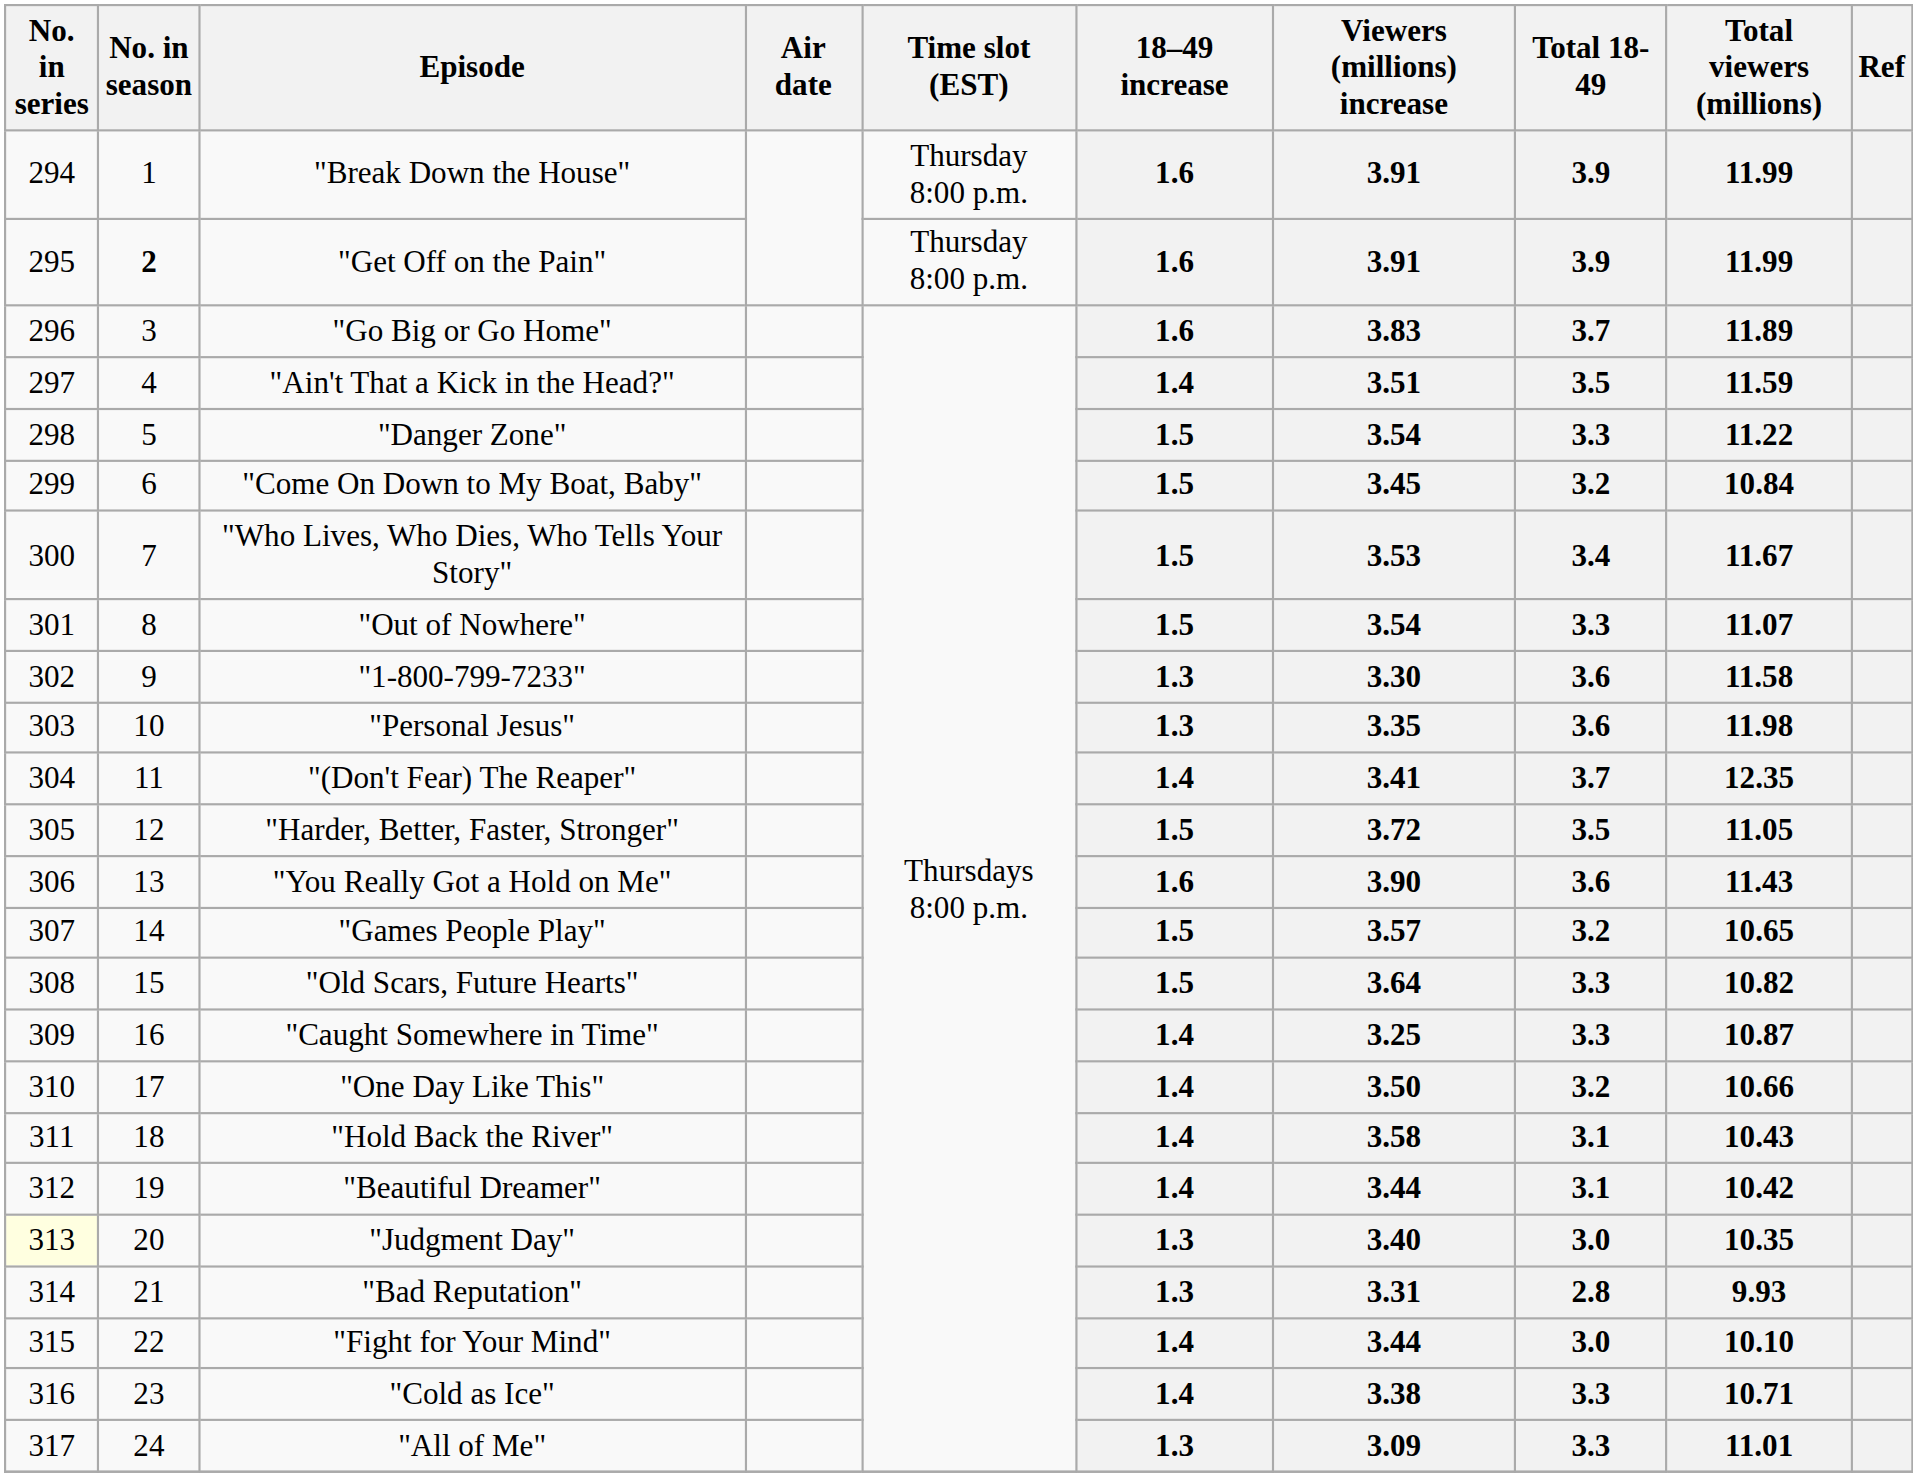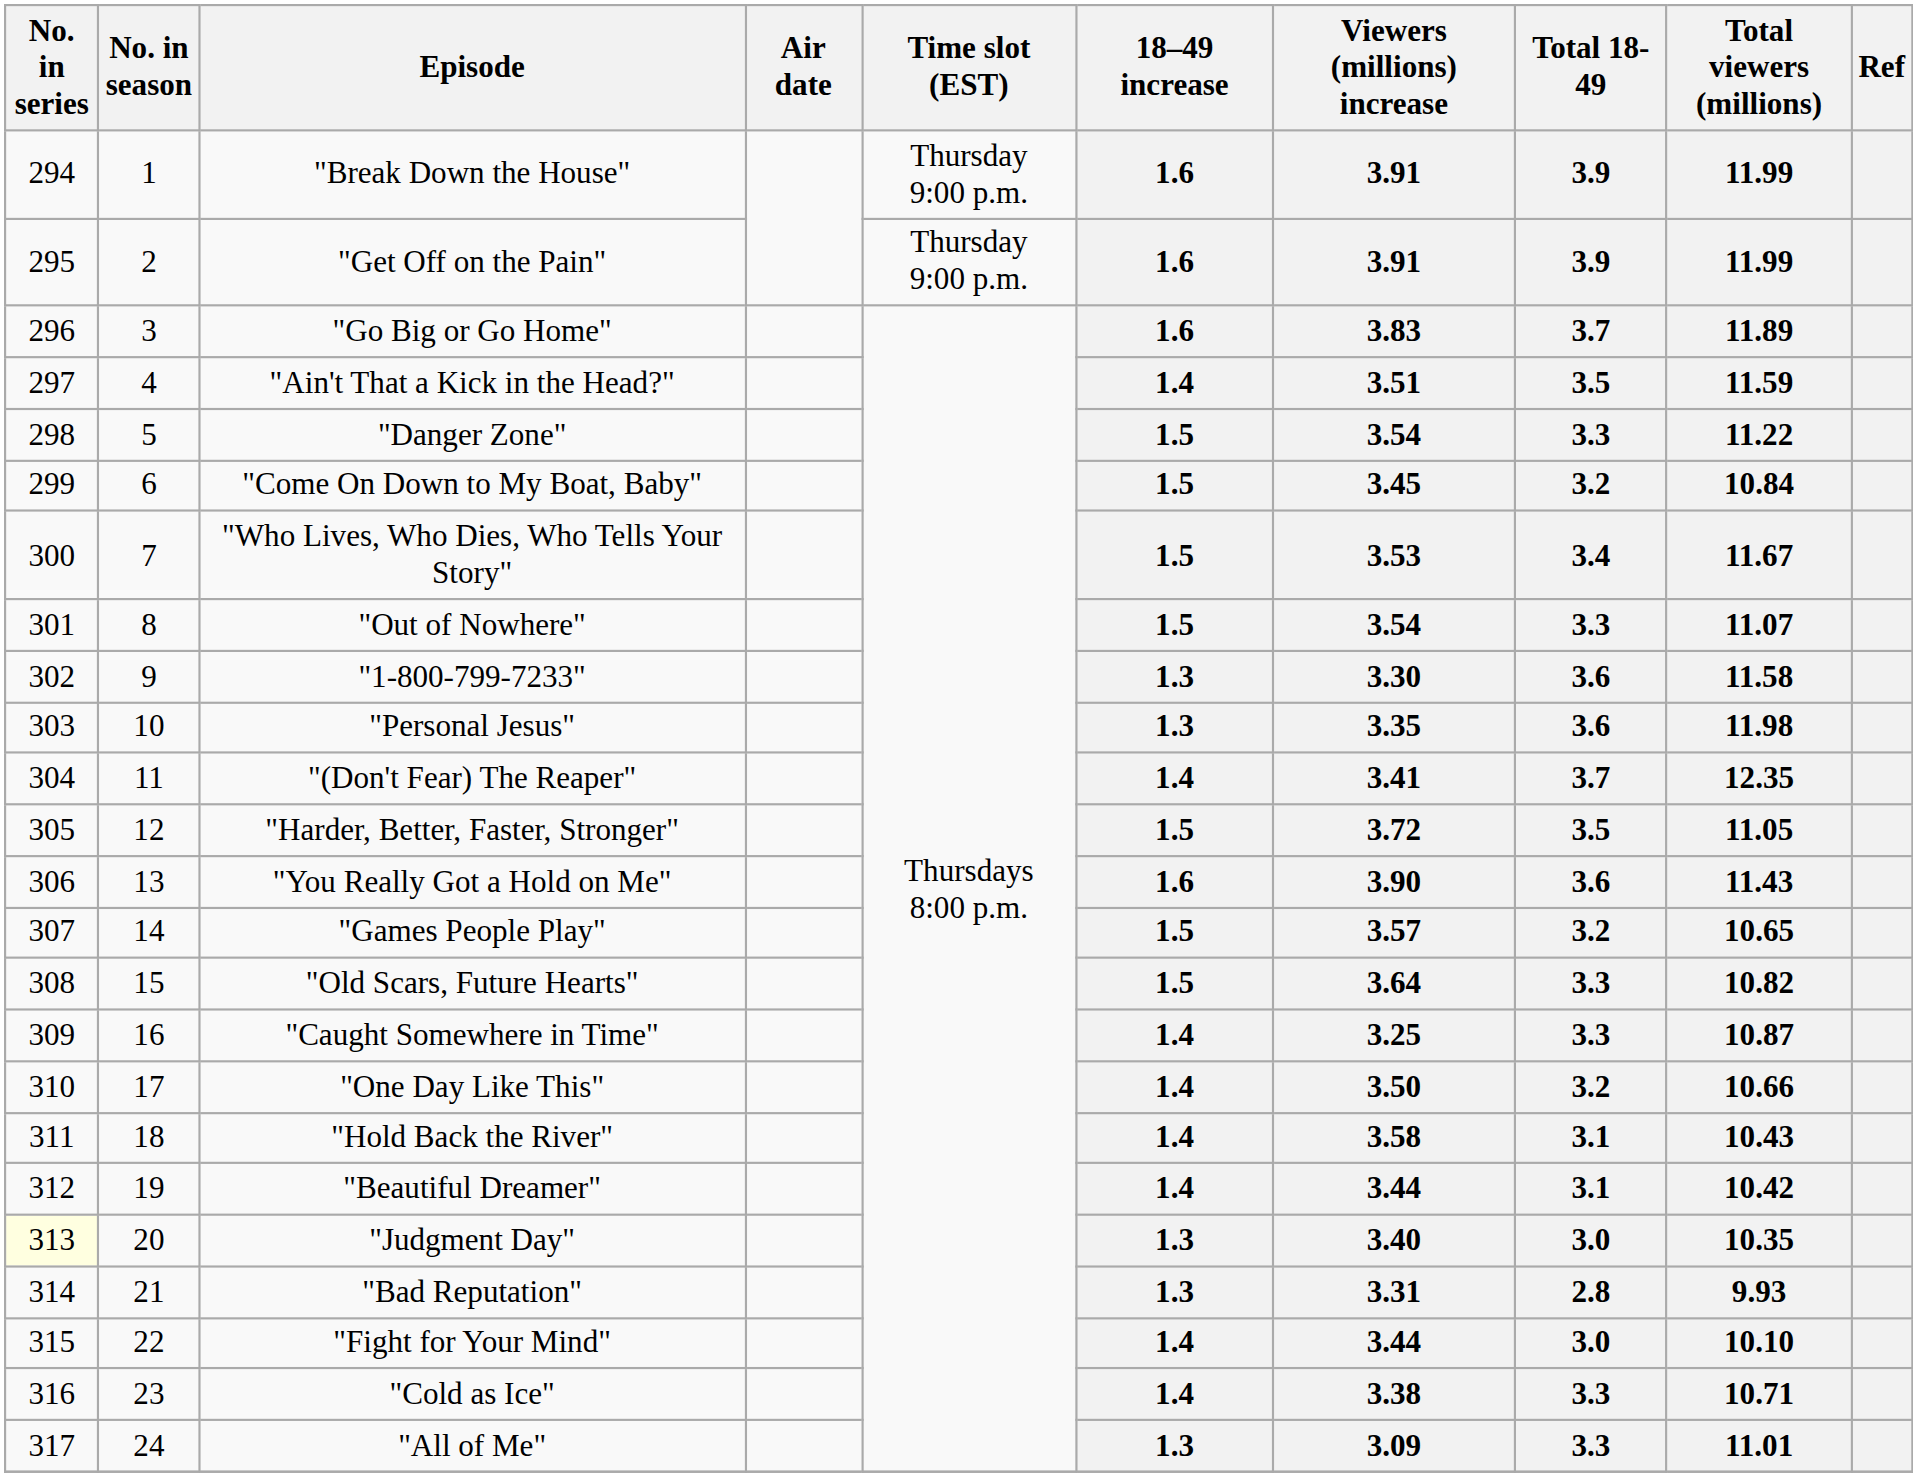(969, 173) Thursday 8:00 p.m. -> (969, 173) Thursday 9:00 p.m.
(149, 261) bold -> (149, 261) normal
(969, 261) Thursday 8:00 p.m. -> (969, 261) Thursday 9:00 p.m.
